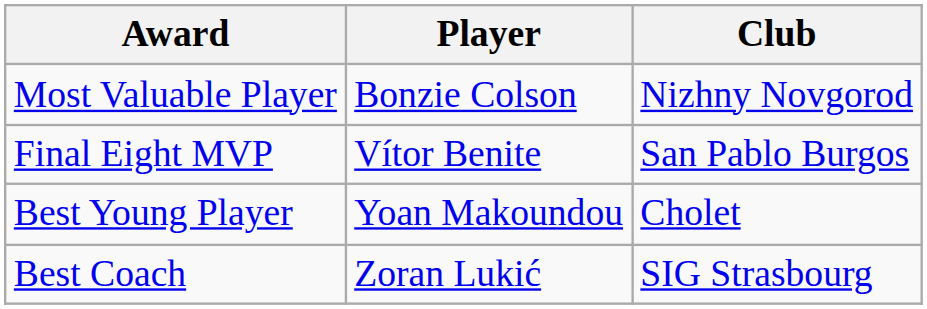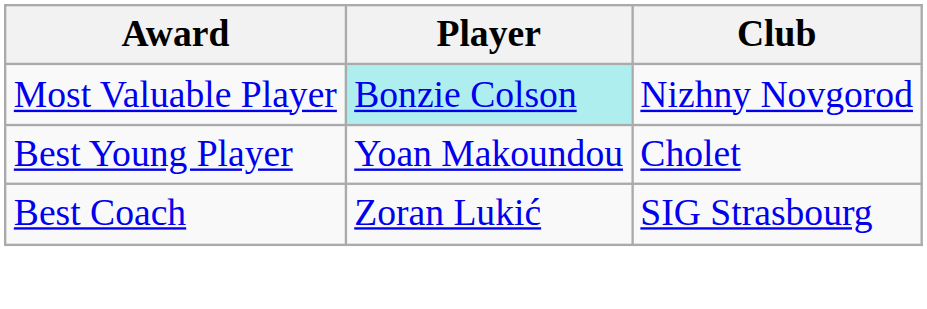(465, 93) no background -> (465, 93) paleturquoise background
- row: (143, 153)
